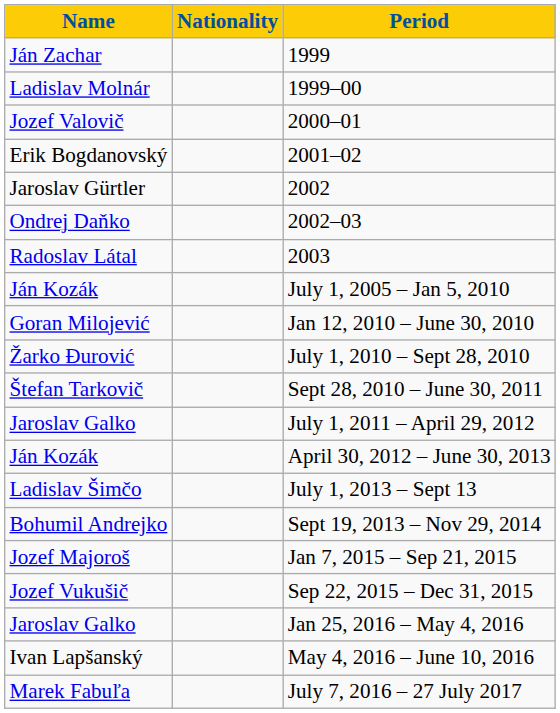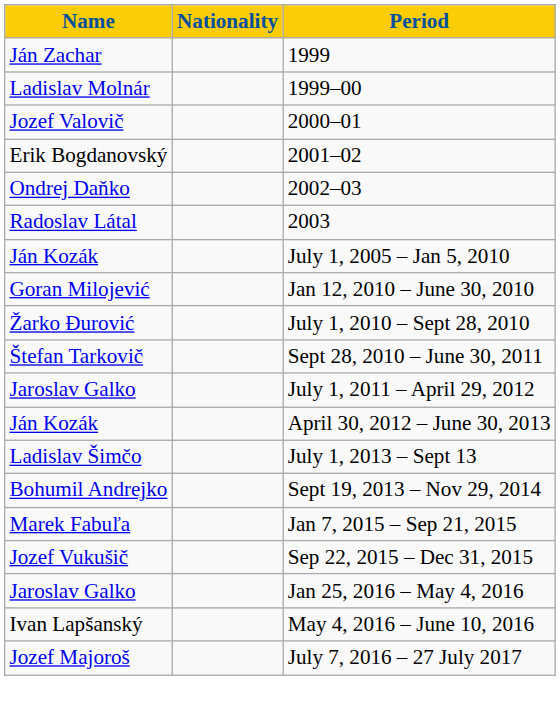- row: (309, 188)
(70, 557) Jozef Majoroš -> (70, 523) Marek Fabuľa
(70, 691) Marek Fabuľa -> (70, 657) Jozef Majoroš
